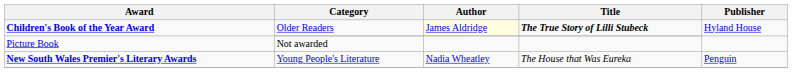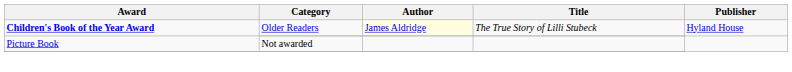(585, 28) bold -> (536, 28) normal
- row: (102, 59)
